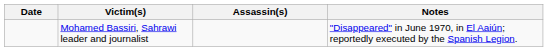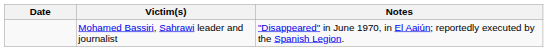- column: (260, 12)
